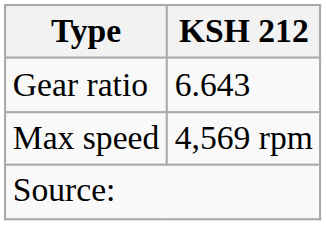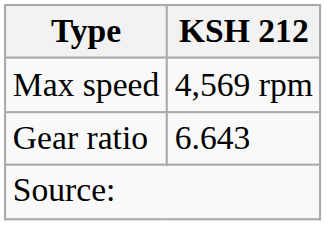rows swapped: (80, 84) <-> (86, 137)
